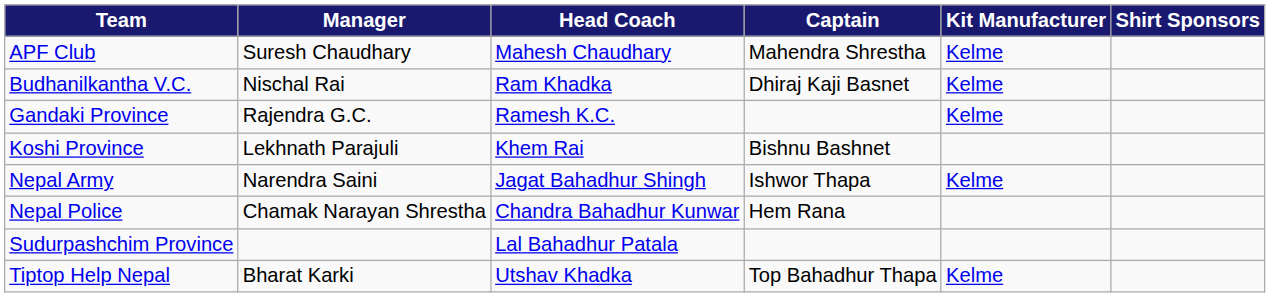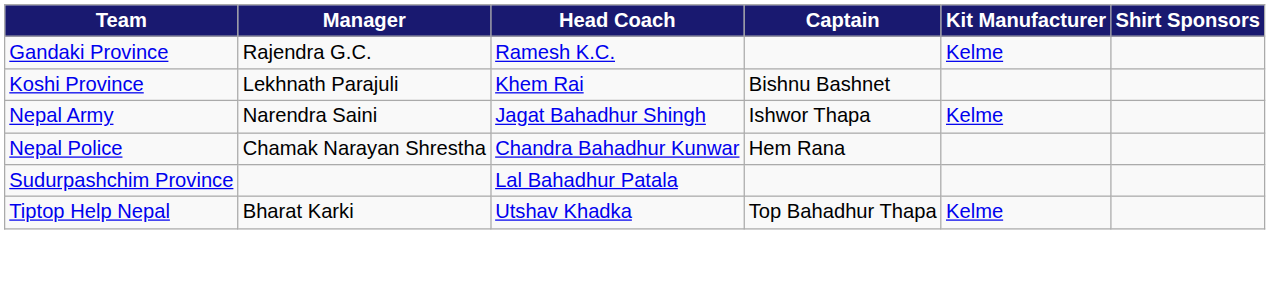- row: (52, 52)
- row: (100, 84)
